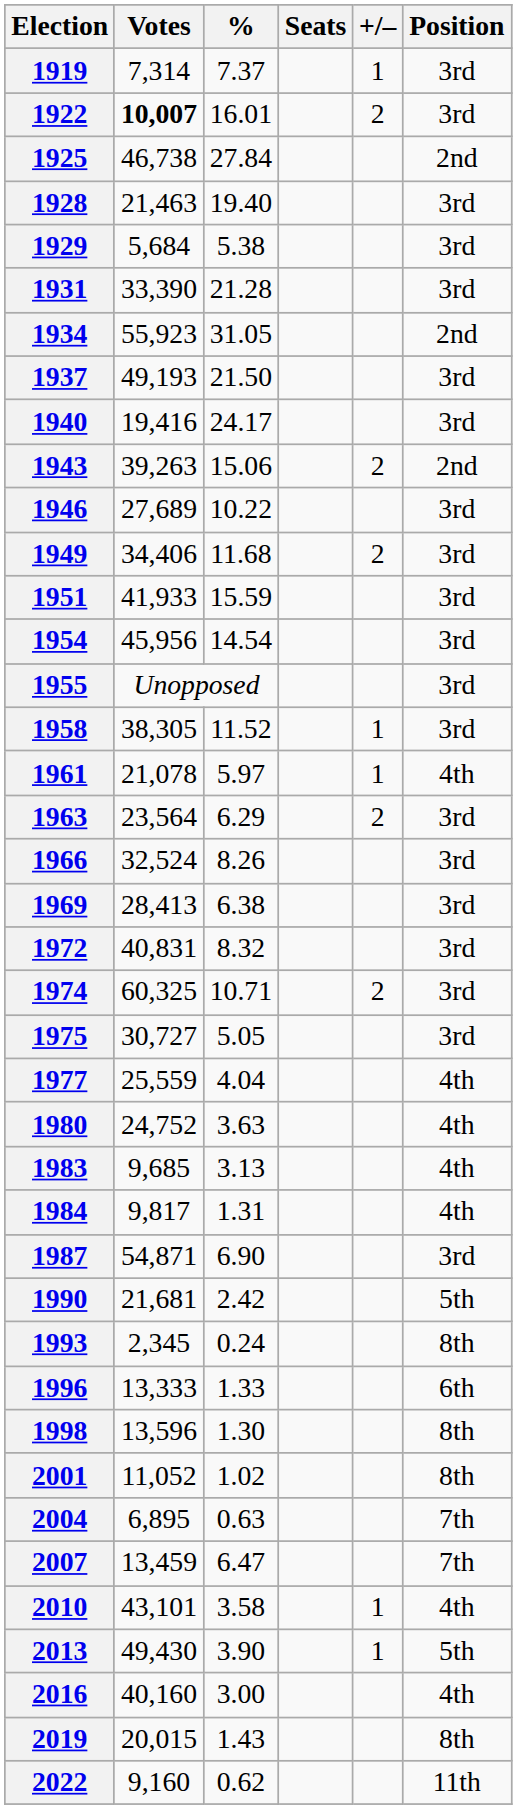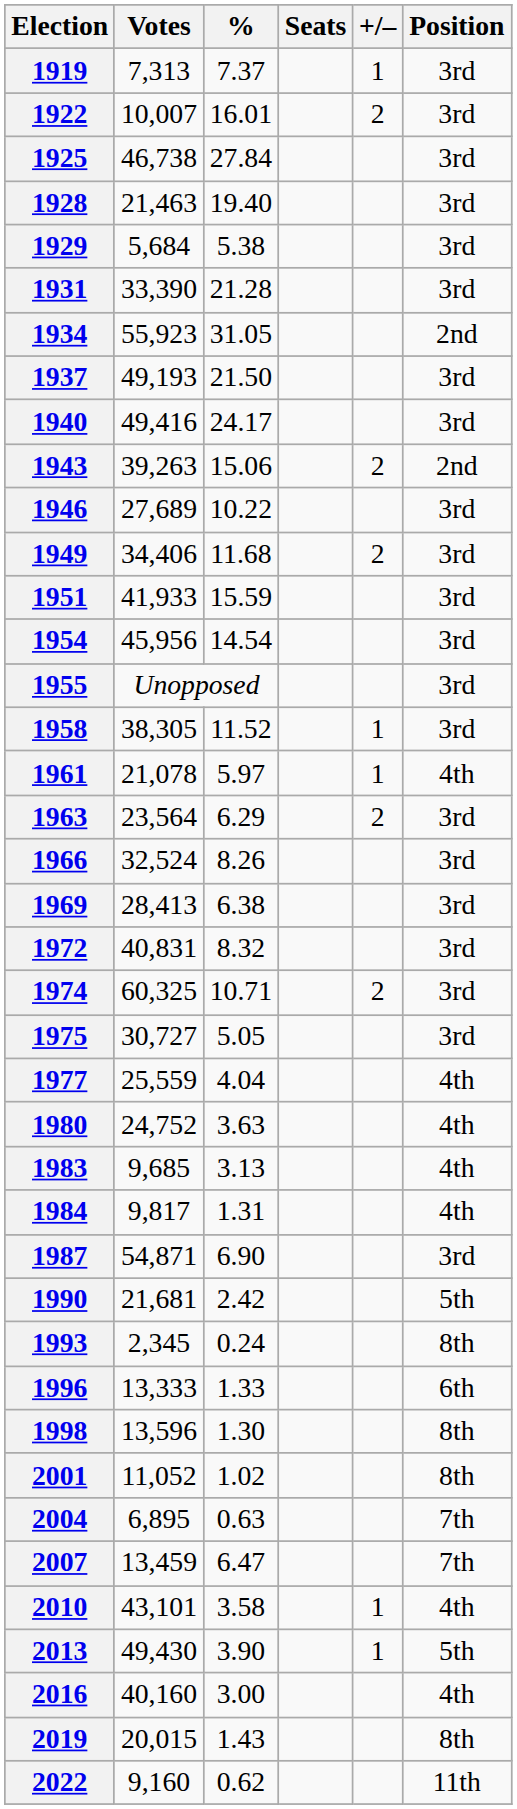(159, 70) 7,314 -> (159, 70) 7,313
(159, 114) bold -> (159, 114) normal
(457, 158) 2nd -> (457, 158) 3rd
(159, 421) 19,416 -> (159, 421) 49,416
